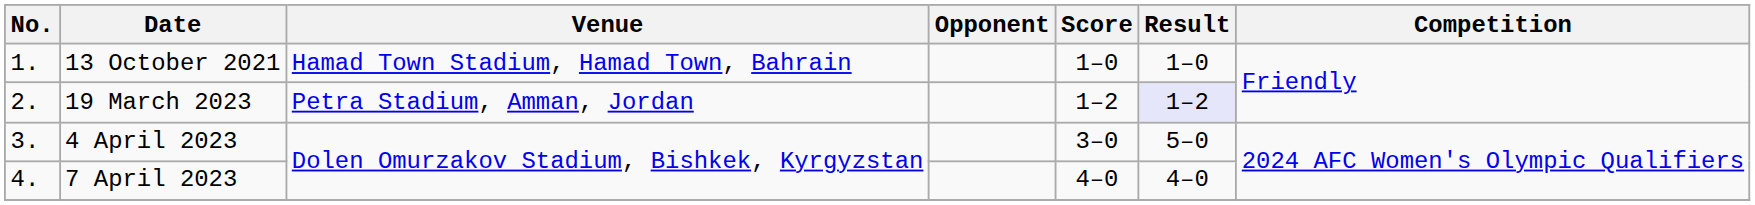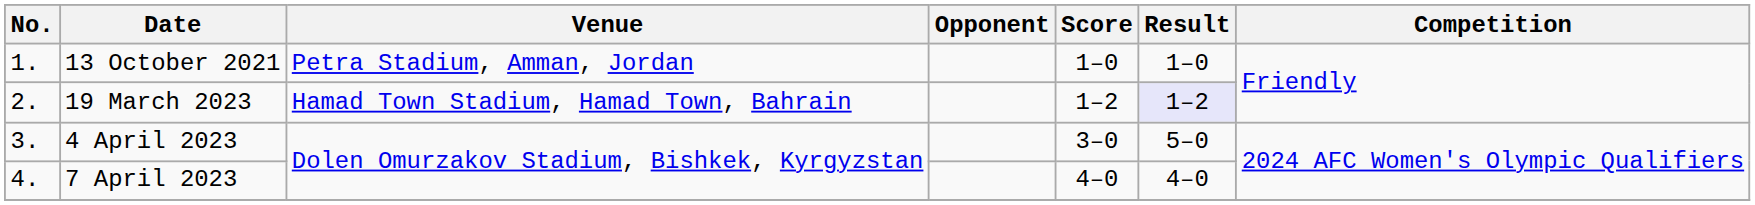(572, 63) Hamad Town Stadium, Hamad Town, Bahrain -> (493, 63) Petra Stadium, Amman, Jordan
(493, 102) Petra Stadium, Amman, Jordan -> (572, 102) Hamad Town Stadium, Hamad Town, Bahrain
